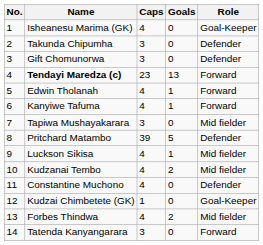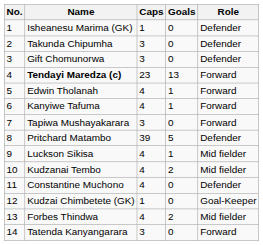(142, 28) 4 -> (142, 28) 1
(228, 28) Goal-Keeper -> (221, 28) Defender
(223, 122) Mid fielder -> (218, 122) Forward
